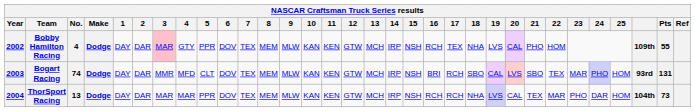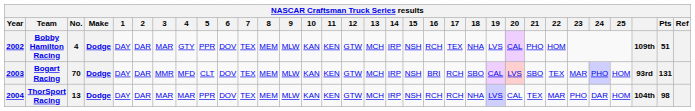(164, 46) pink background -> (164, 46) no background
(665, 46) 55 -> (665, 46) 51
(76, 73) 74 -> (76, 73) 70
(665, 95) 73 -> (665, 95) 98
